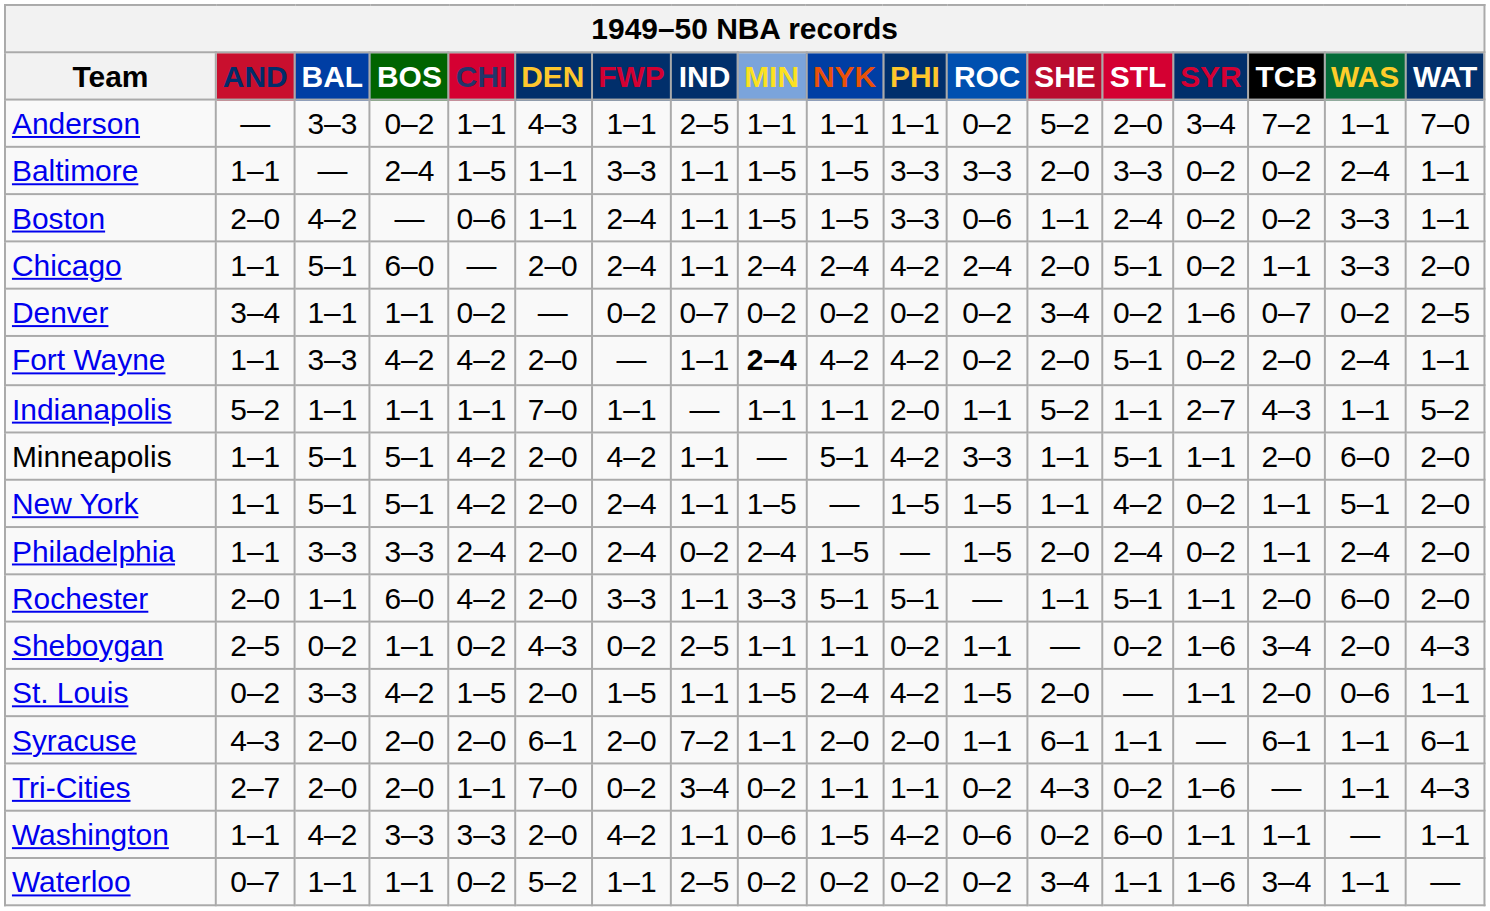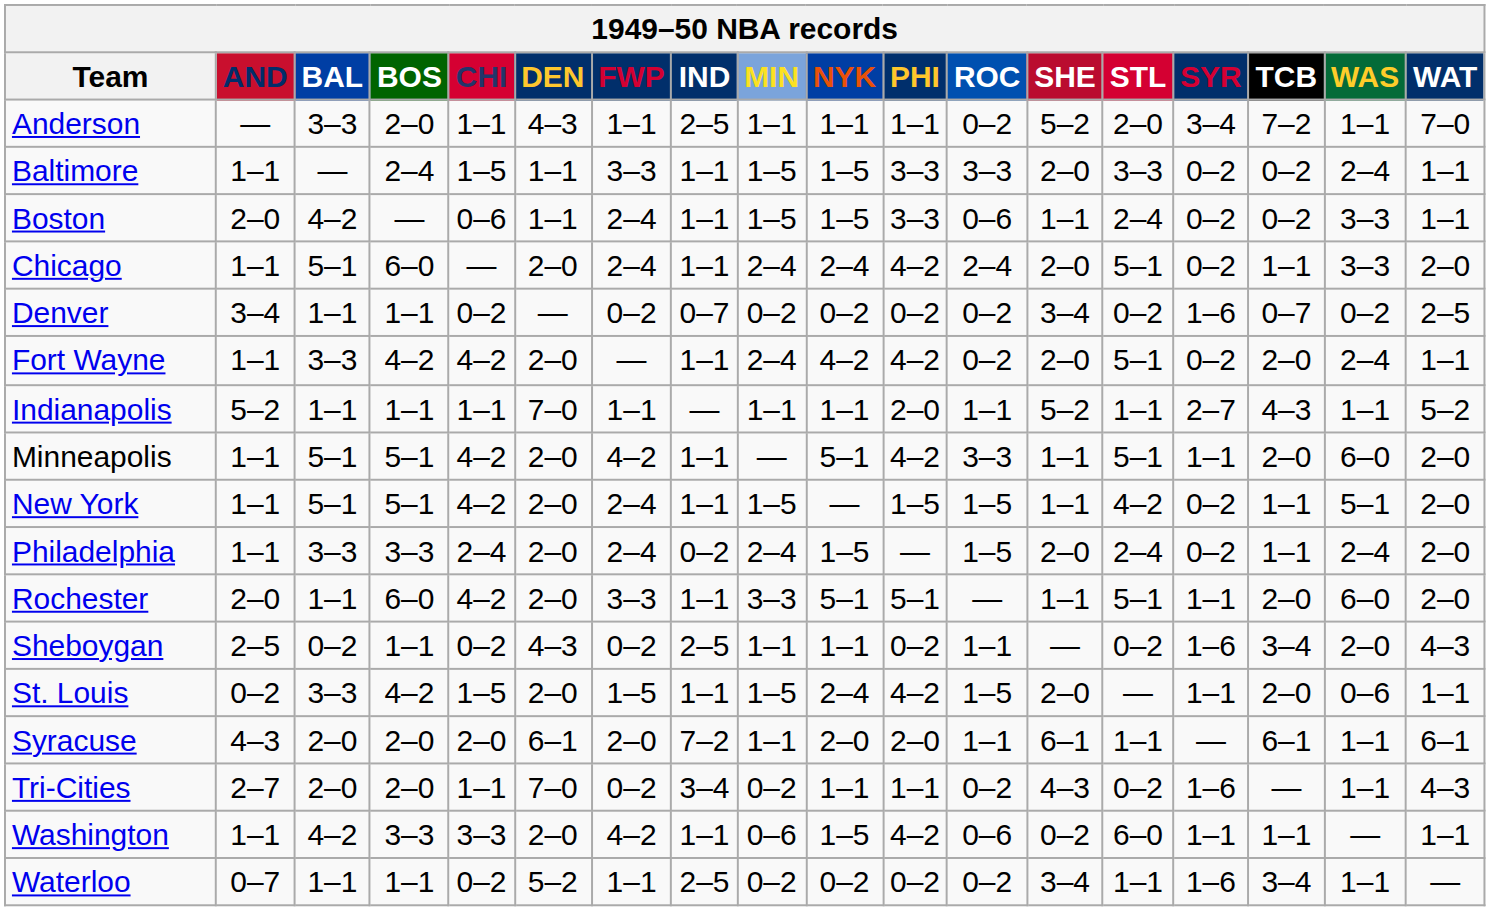(409, 124) 0–2 -> (409, 124) 2–0
(772, 361) bold -> (772, 361) normal
